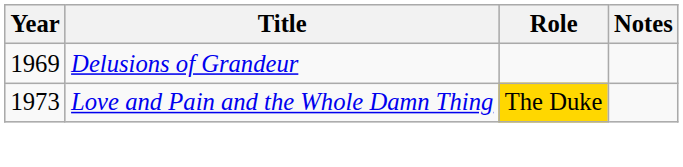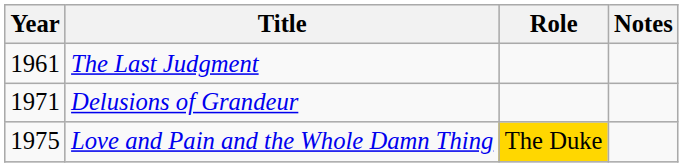+ row: (165, 63)
(35, 63) 1969 -> (35, 102) 1971
(35, 102) 1973 -> (35, 141) 1975
